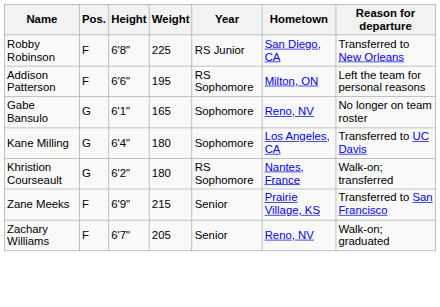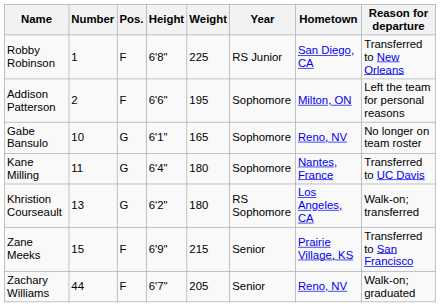+ column: (93, 19)
(224, 81) RS Sophomore -> (262, 100) Sophomore
(297, 143) Los Angeles, CA -> (317, 168) Nantes, France
(284, 173) Nantes, France -> (320, 205) Los Angeles, CA
